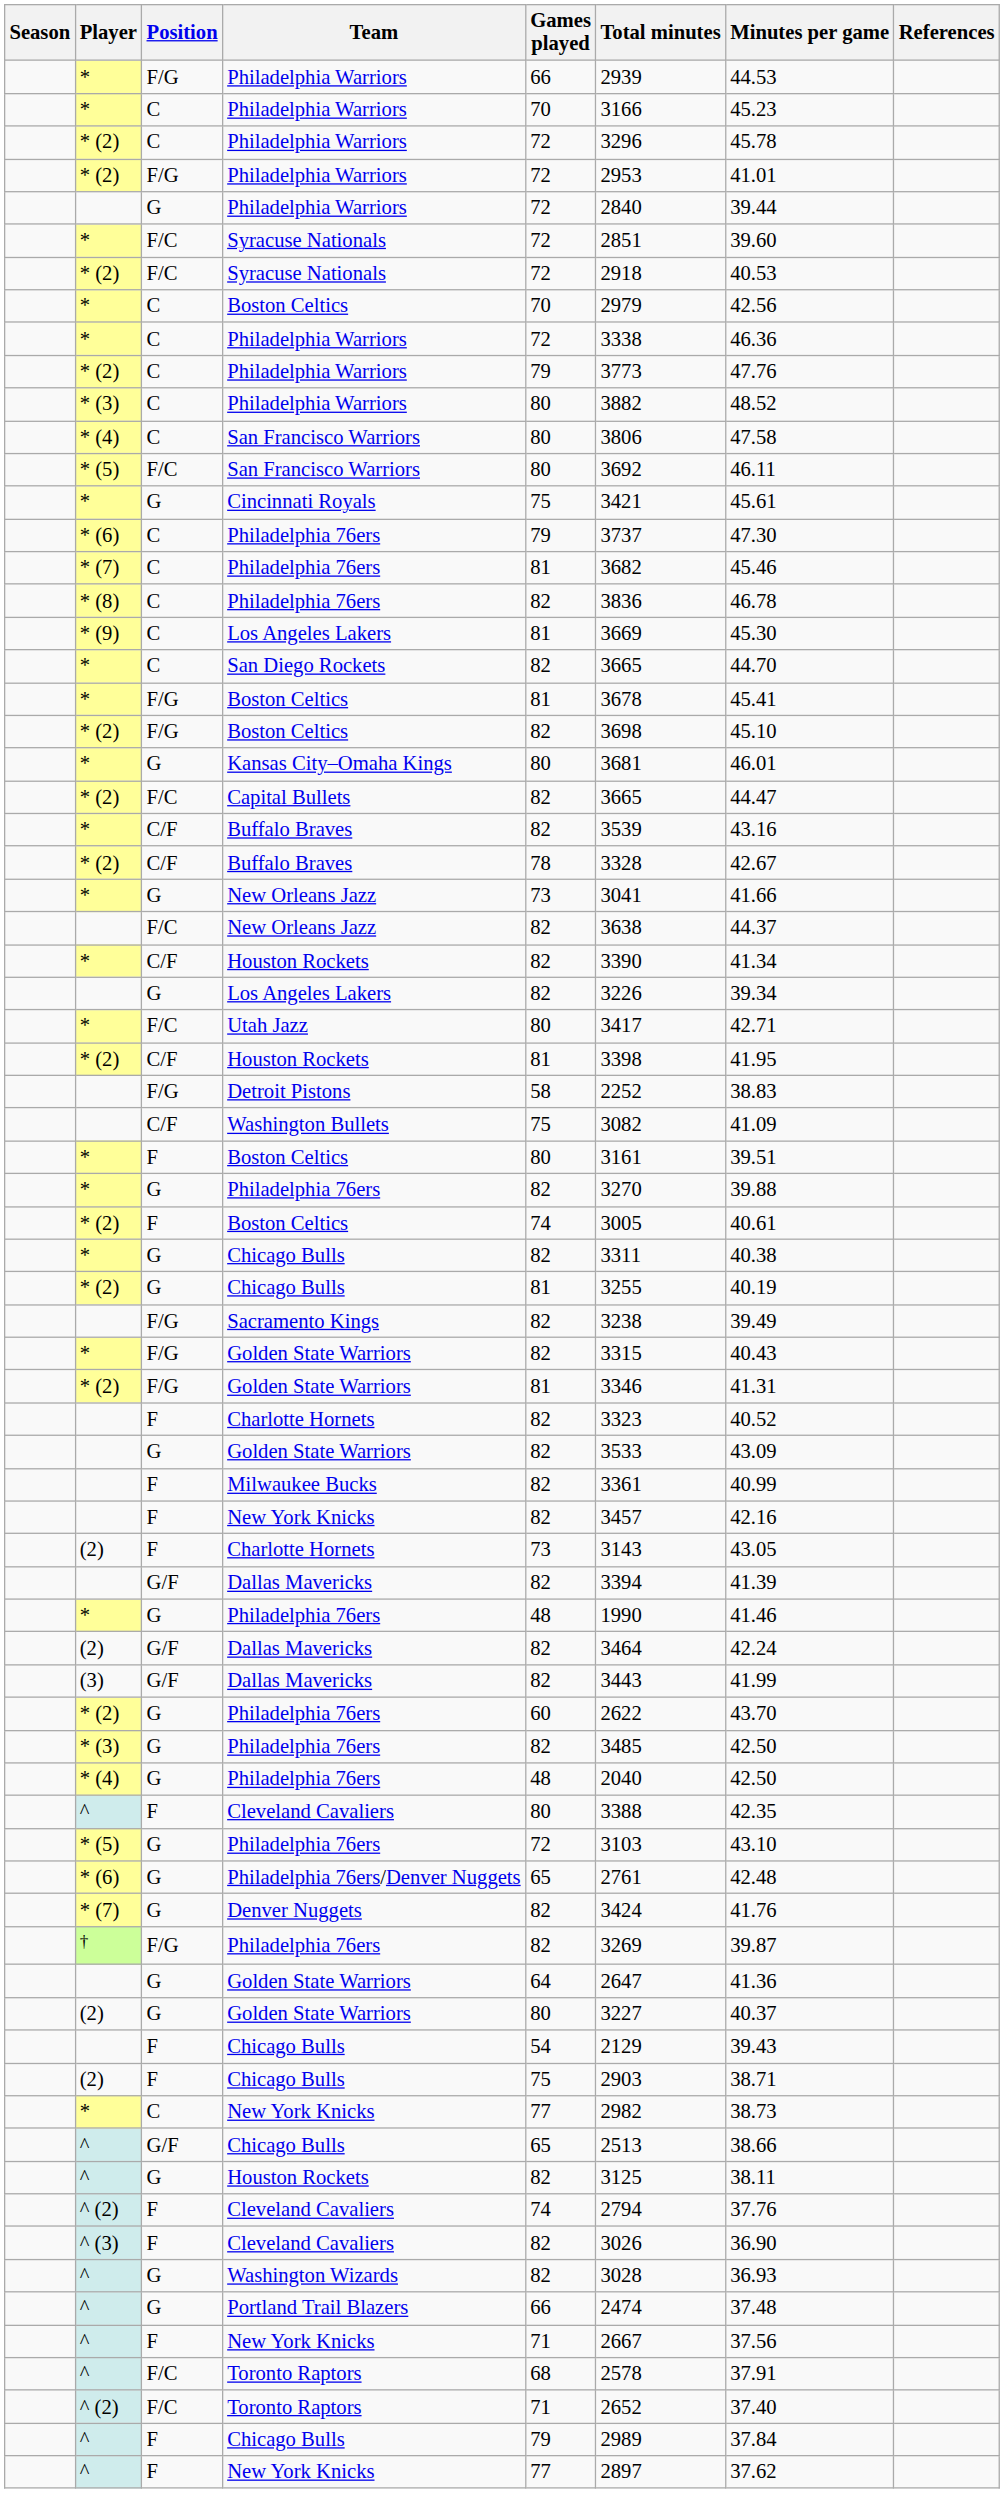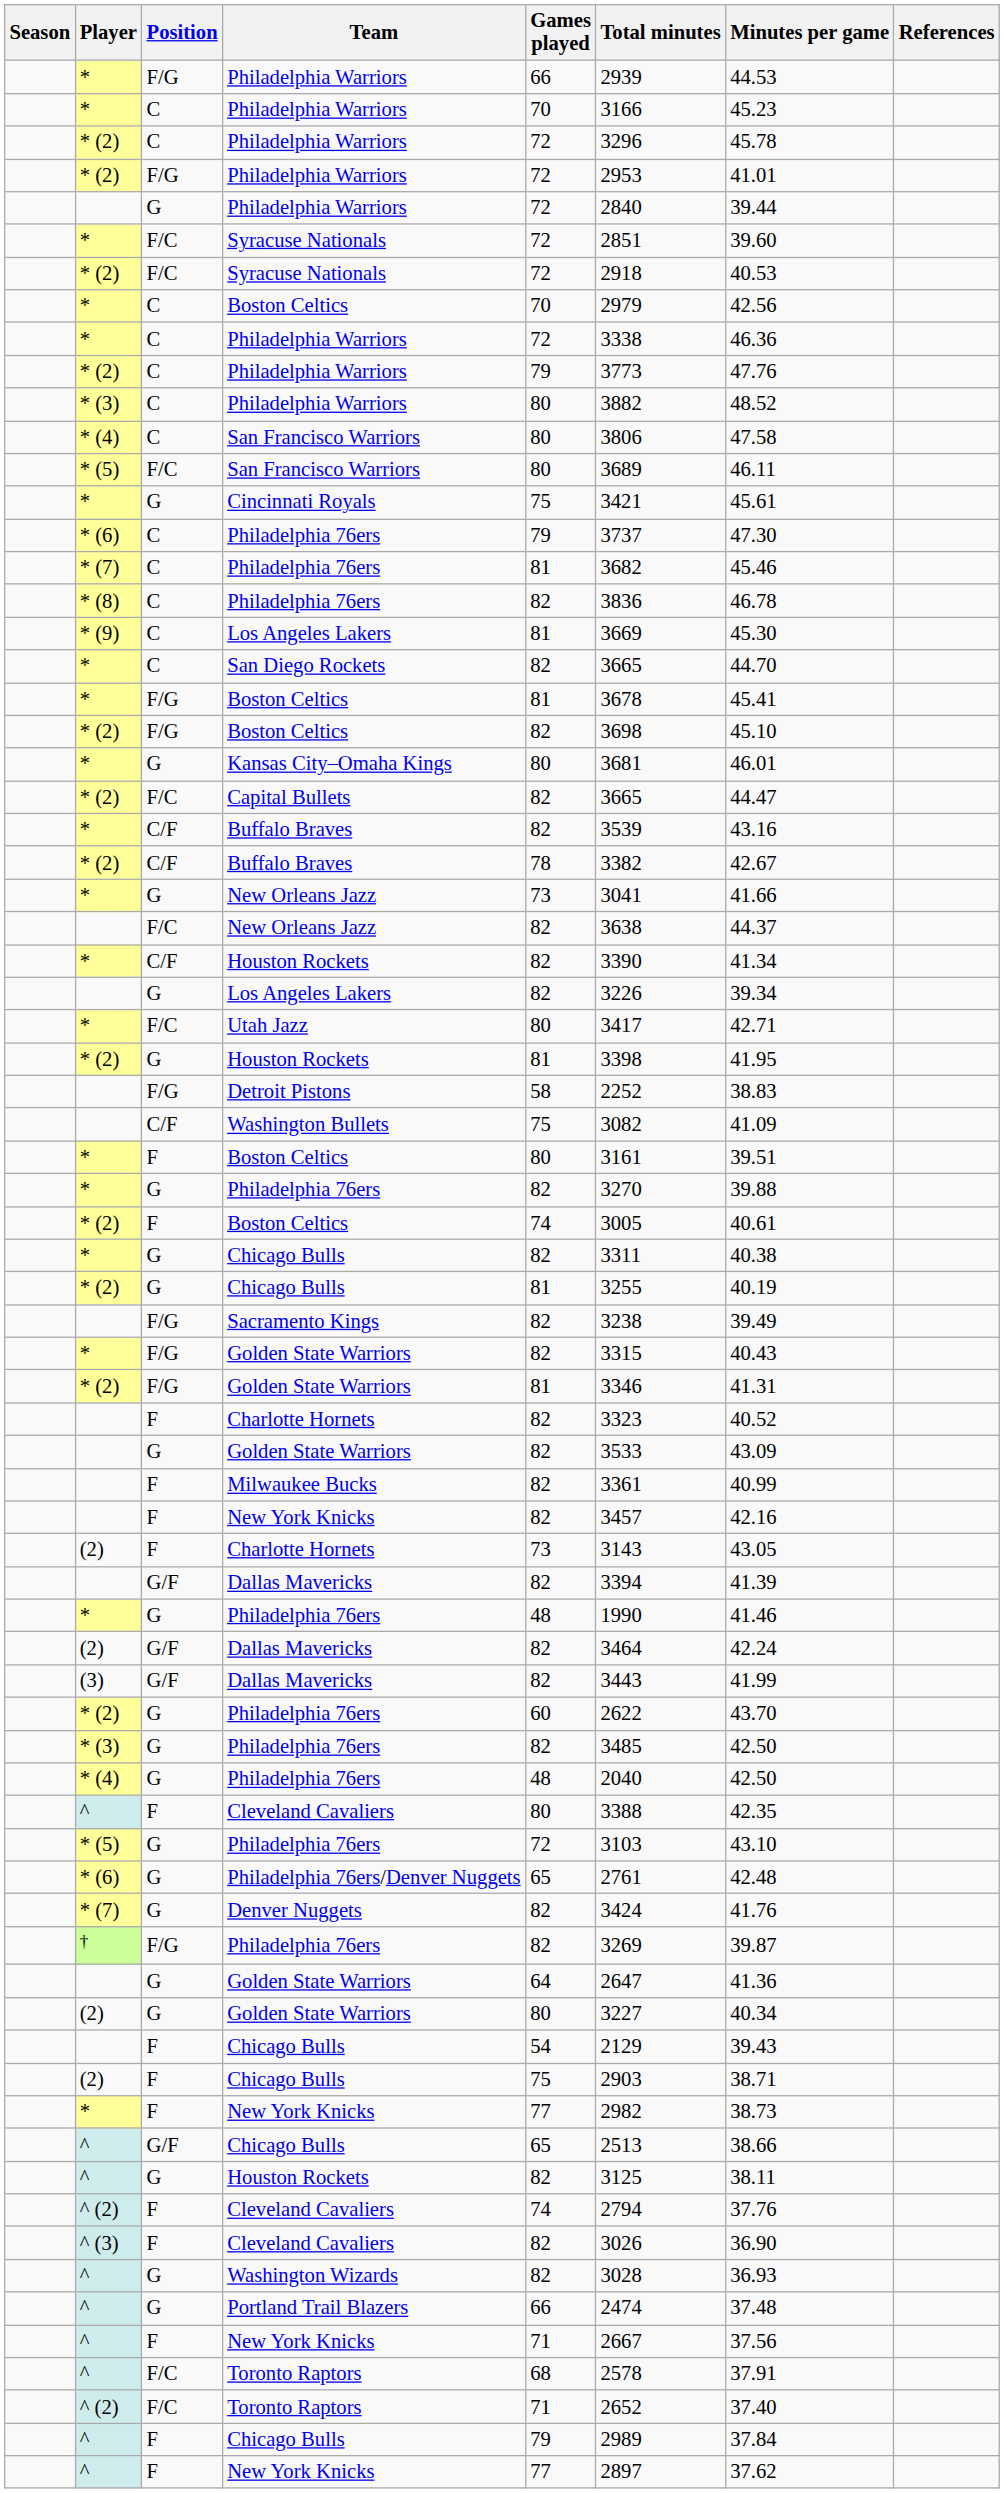(621, 469) 3692 -> (621, 469) 3689
(621, 862) 3328 -> (621, 862) 3382
(162, 1058) C/F -> (154, 1058) G
(753, 2013) 40.37 -> (753, 2013) 40.34
(153, 2111) C -> (152, 2111) F
